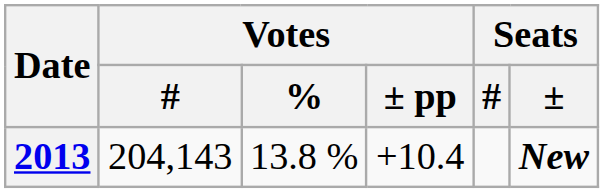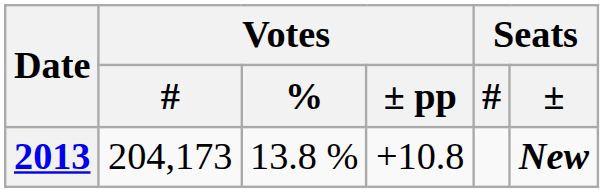(170, 156) 204,143 -> (170, 156) 204,173
(420, 156) +10.4 -> (420, 156) +10.8
